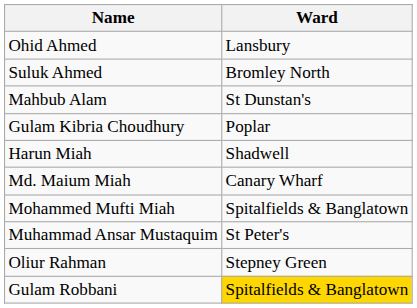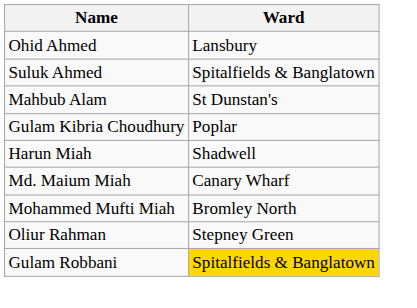(278, 72) Bromley North -> (284, 72) Spitalfields & Banglatown
(317, 208) Spitalfields & Banglatown -> (244, 208) Bromley North
- row: (113, 235)
